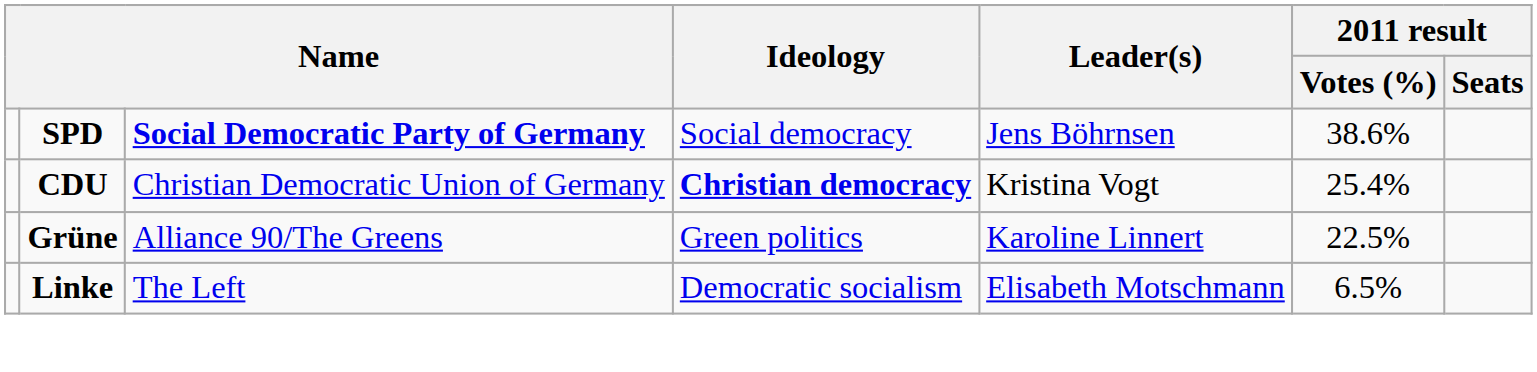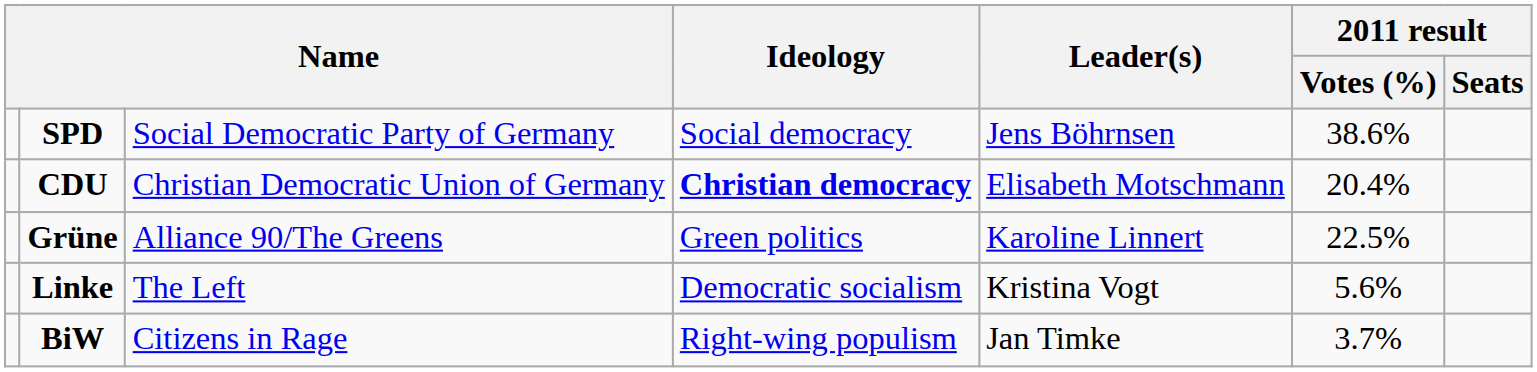(389, 133) bold -> (373, 133) normal
(1073, 184) Kristina Vogt -> (1135, 184) Elisabeth Motschmann
(1368, 184) 25.4% -> (1368, 184) 20.4%
(1135, 287) Elisabeth Motschmann -> (1073, 287) Kristina Vogt
(1368, 287) 6.5% -> (1368, 287) 5.6%
+ row: (73, 339)
